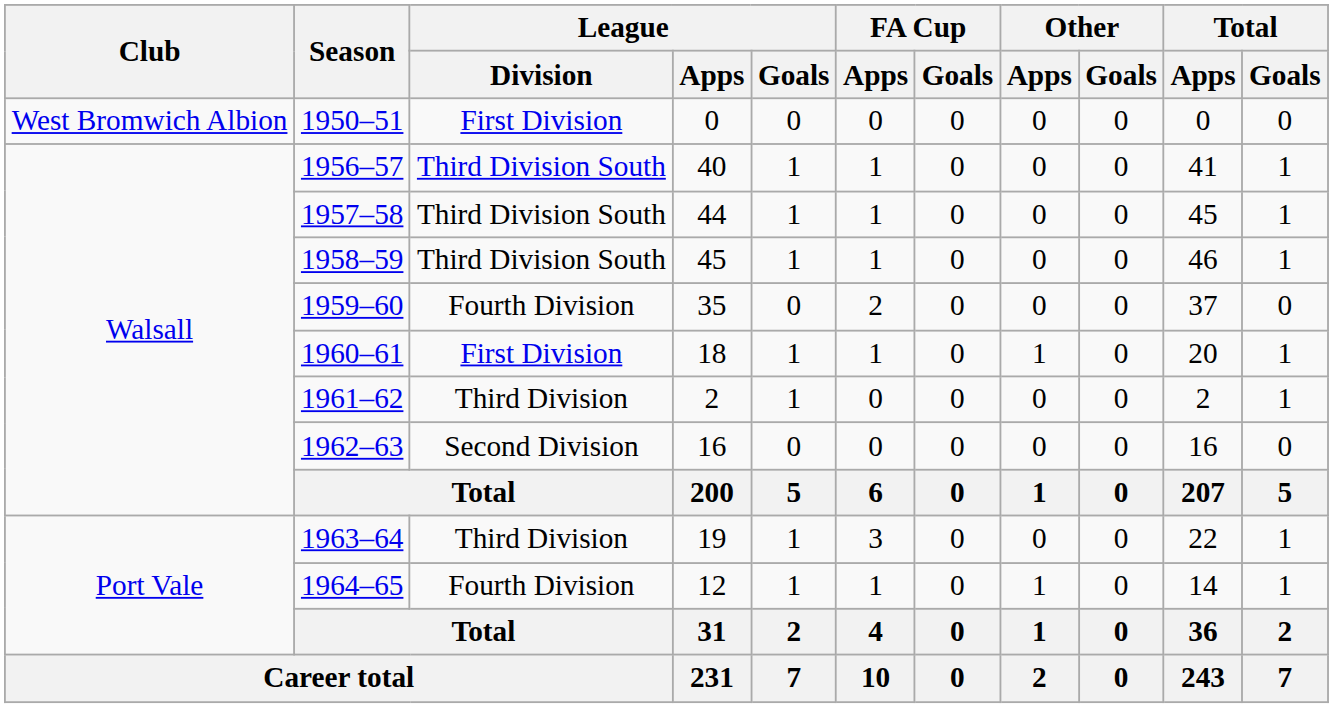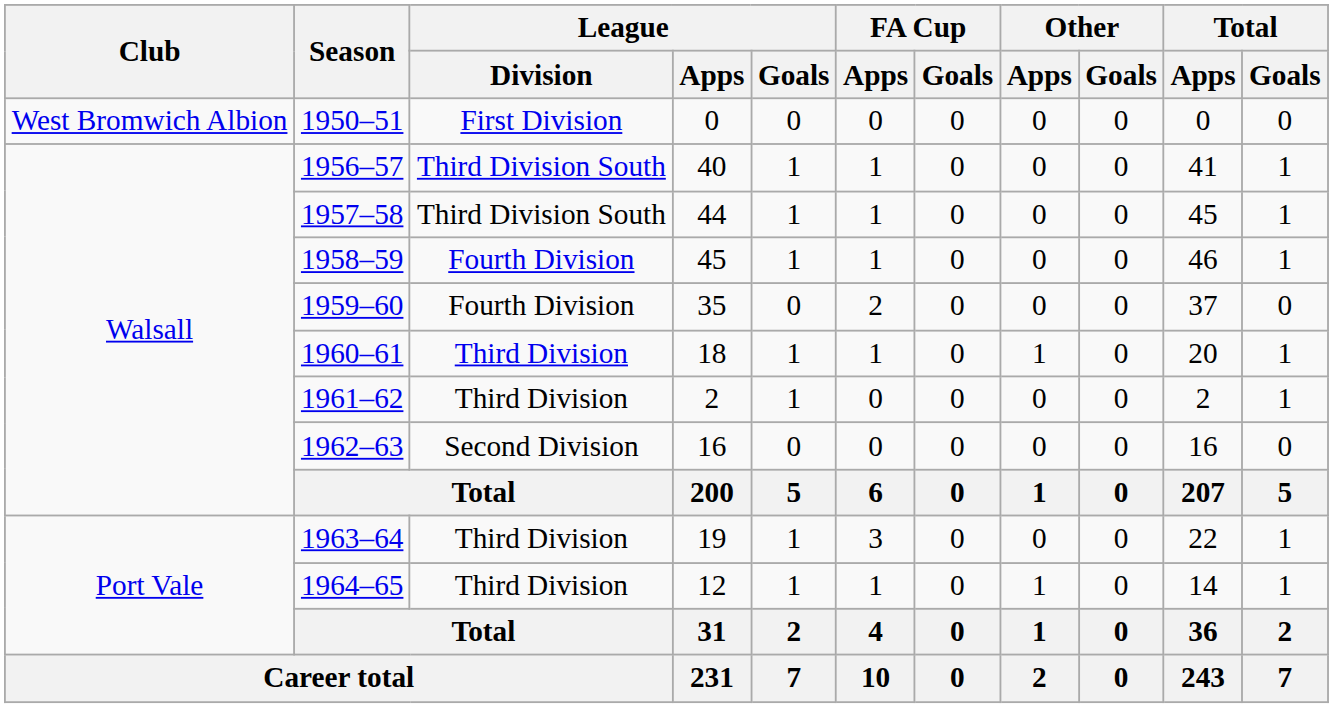(541, 259) Third Division South -> (541, 259) Fourth Division
(541, 352) First Division -> (541, 352) Third Division
(541, 584) Fourth Division -> (541, 584) Third Division
